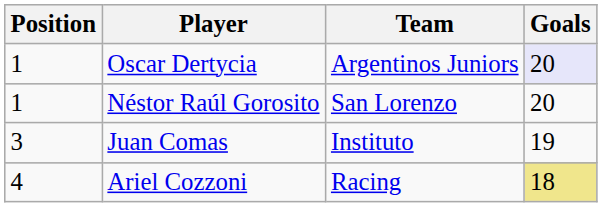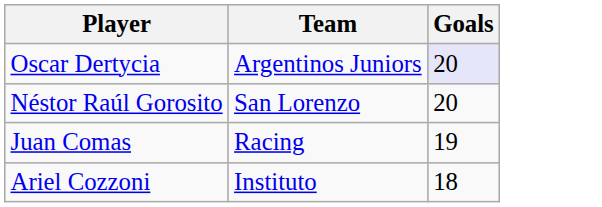- column: (53, 24)
(372, 142) Instituto -> (269, 142) Racing
(366, 181) Racing -> (275, 181) Instituto
(542, 181) khaki background -> (446, 181) no background
